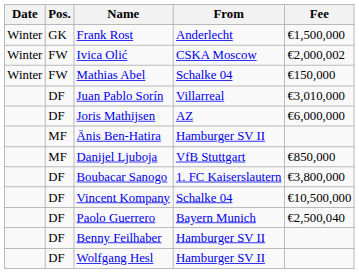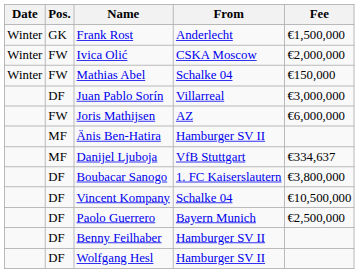(316, 55) €2,000,002 -> (316, 55) €2,000,000
(316, 95) €3,010,000 -> (316, 95) €3,000,000
(56, 116) DF -> (58, 116) FW
(311, 156) €850,000 -> (311, 156) €334,637
(316, 217) €2,500,040 -> (316, 217) €2,500,000
